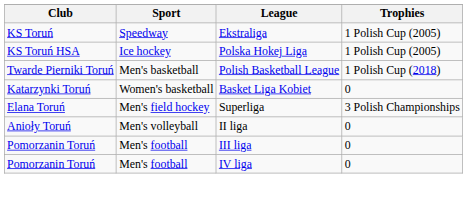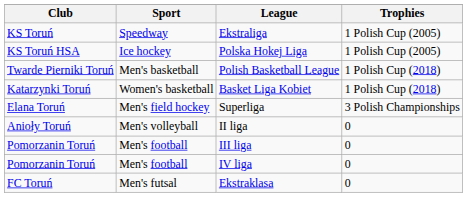(348, 88) 0 -> (393, 88) 1 Polish Cup (2018)
+ row: (246, 182)
